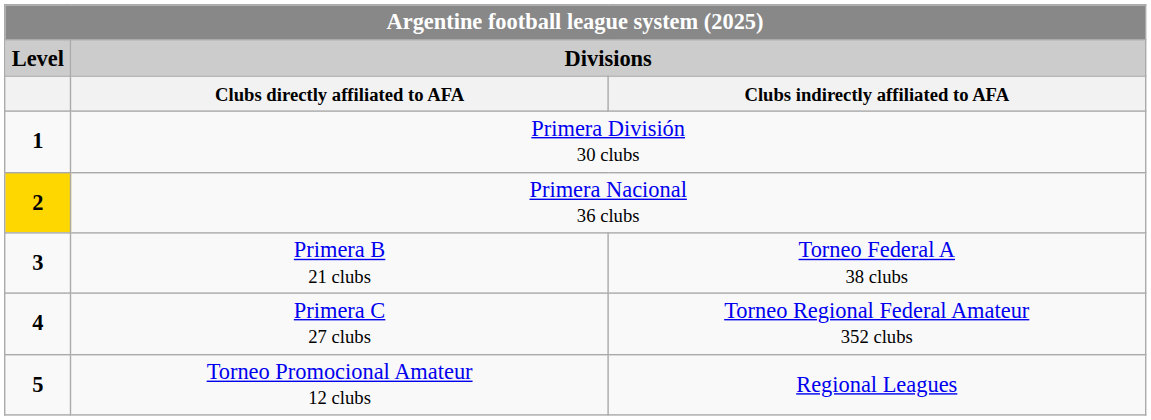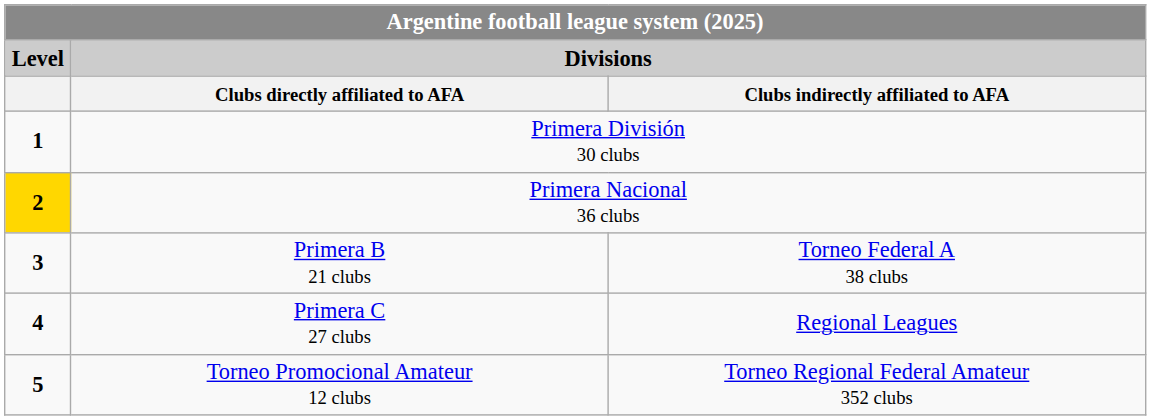(877, 323) Torneo Regional Federal Amateur 352 clubs -> (877, 323) Regional Leagues
(877, 384) Regional Leagues -> (877, 384) Torneo Regional Federal Amateur 352 clubs
